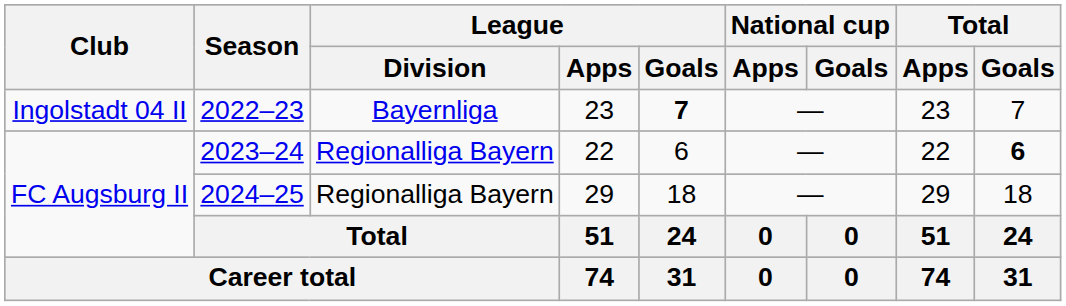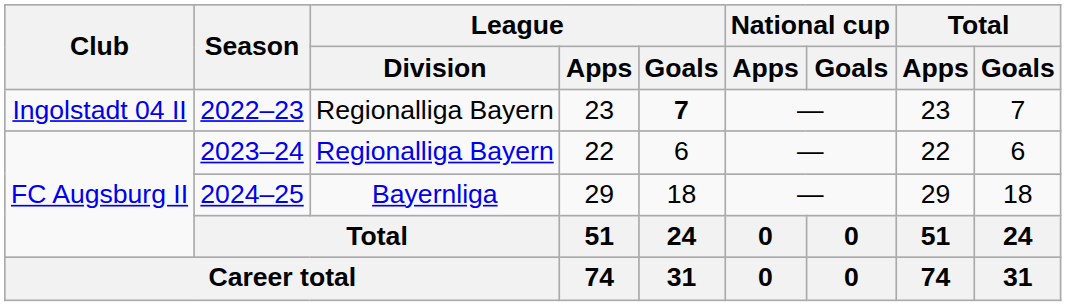(435, 109) Bayernliga -> (435, 109) Regionalliga Bayern
(1018, 151) bold -> (1018, 151) normal
(435, 194) Regionalliga Bayern -> (435, 194) Bayernliga
